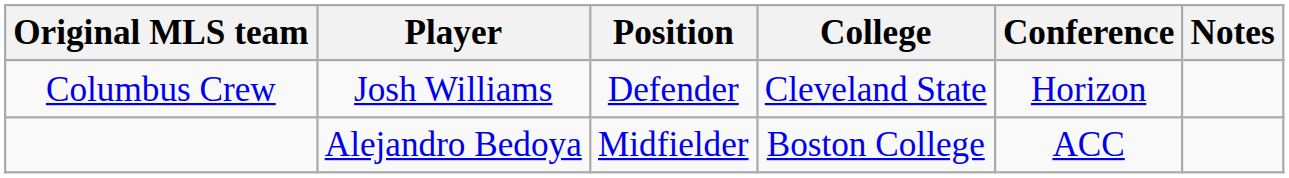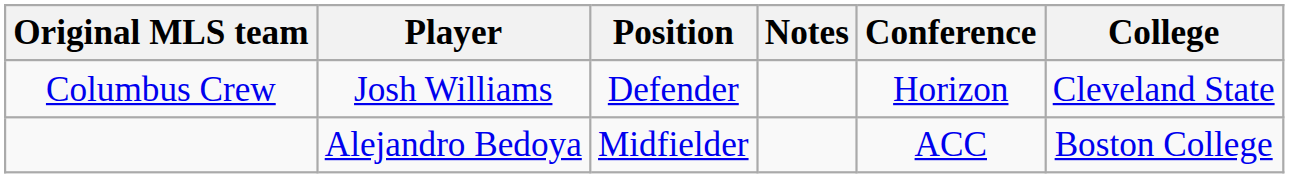columns swapped: (876, 32) <-> (1233, 32)
